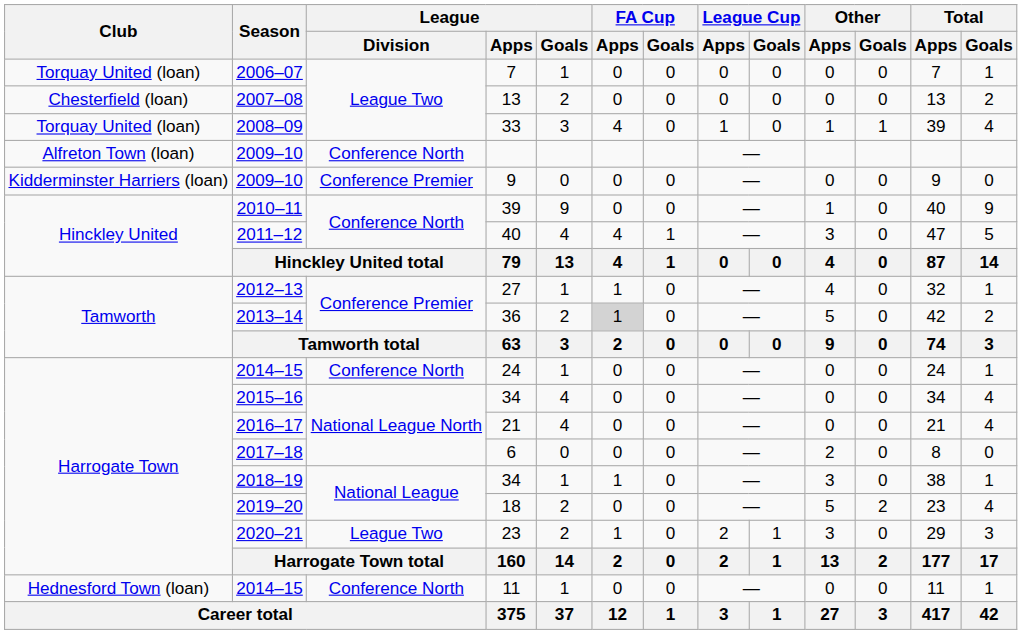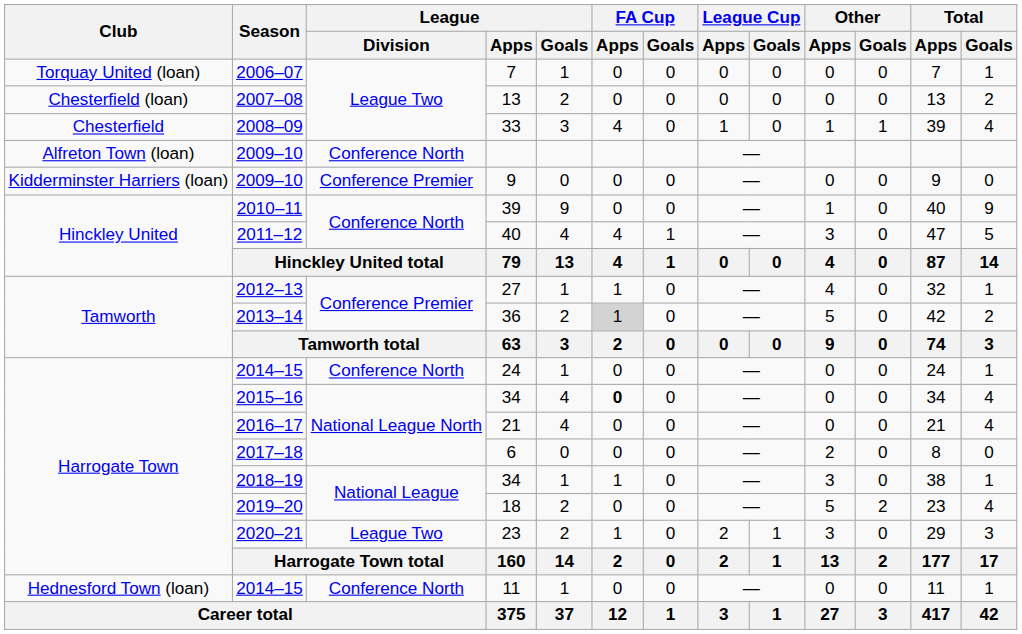(118, 126) Torquay United (loan) -> (118, 126) Chesterfield
(617, 398) normal -> (617, 398) bold
